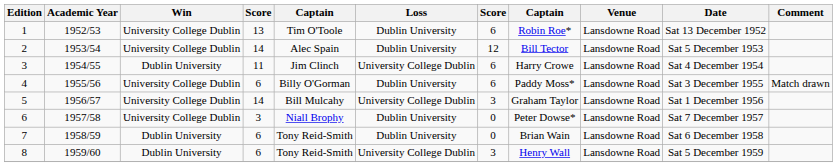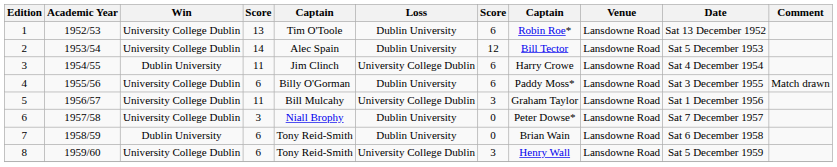(258, 100) 14 -> (258, 100) 11
(182, 153) Dublin University -> (182, 153) University College Dublin
